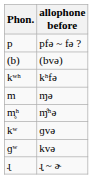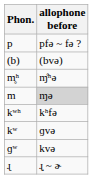rows swapped: (13, 113) <-> (14, 78)
(46, 95) no background -> (46, 95) lightgrey background
